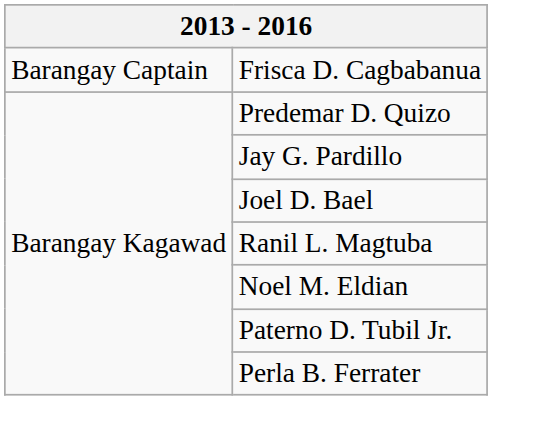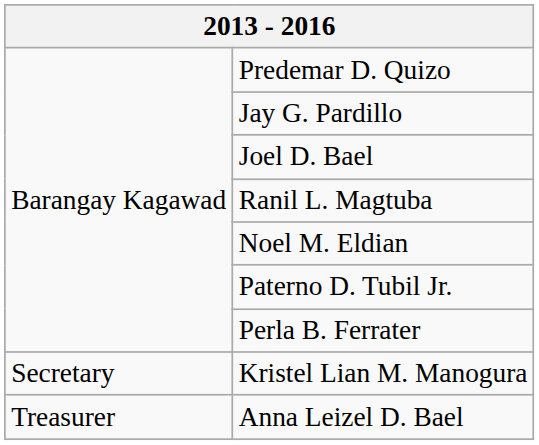- row: (360, 69)
+ row: (383, 373)
+ row: (351, 416)
